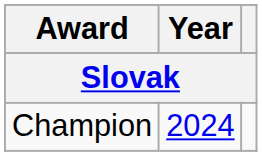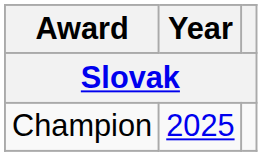(200, 126) 2024 -> (200, 126) 2025
